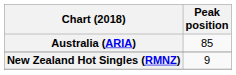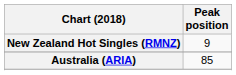rows swapped: (94, 43) <-> (94, 60)
